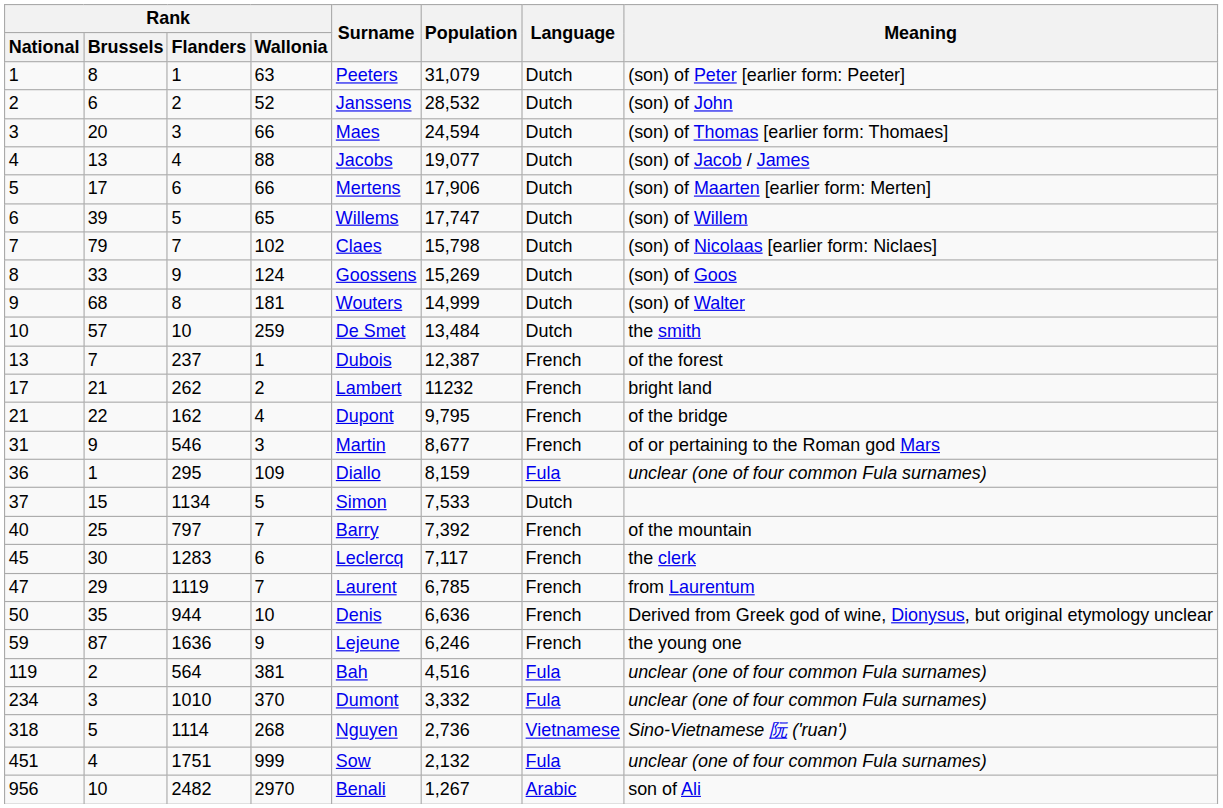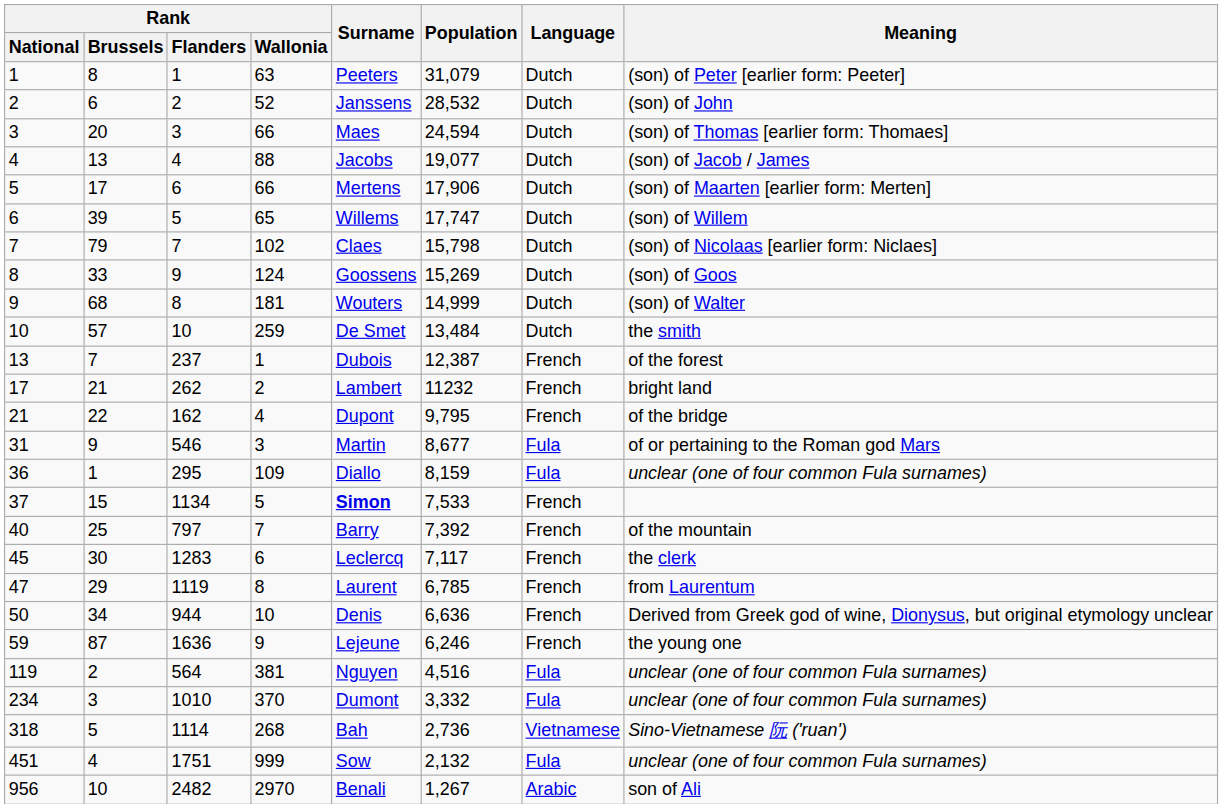(554, 445) French -> (543, 445) Fula
(361, 501) normal -> (363, 501) bold
(549, 501) Dutch -> (554, 501) French
(260, 587) 7 -> (260, 587) 8
(98, 615) 35 -> (98, 615) 34
(352, 672) Bah -> (367, 672) Nguyen
(367, 730) Nguyen -> (352, 730) Bah
